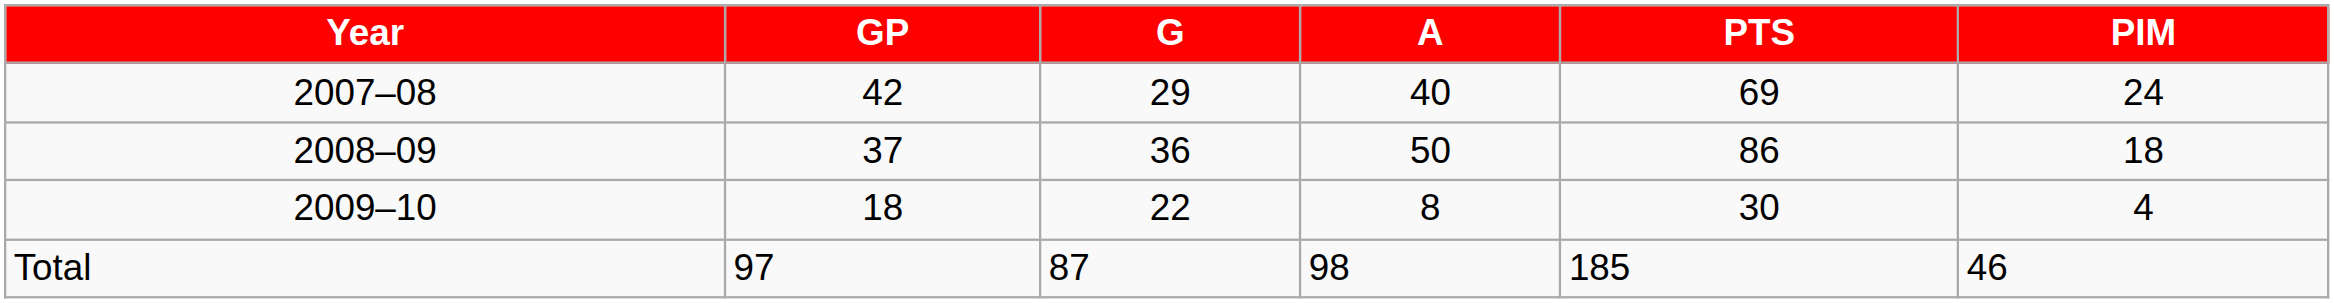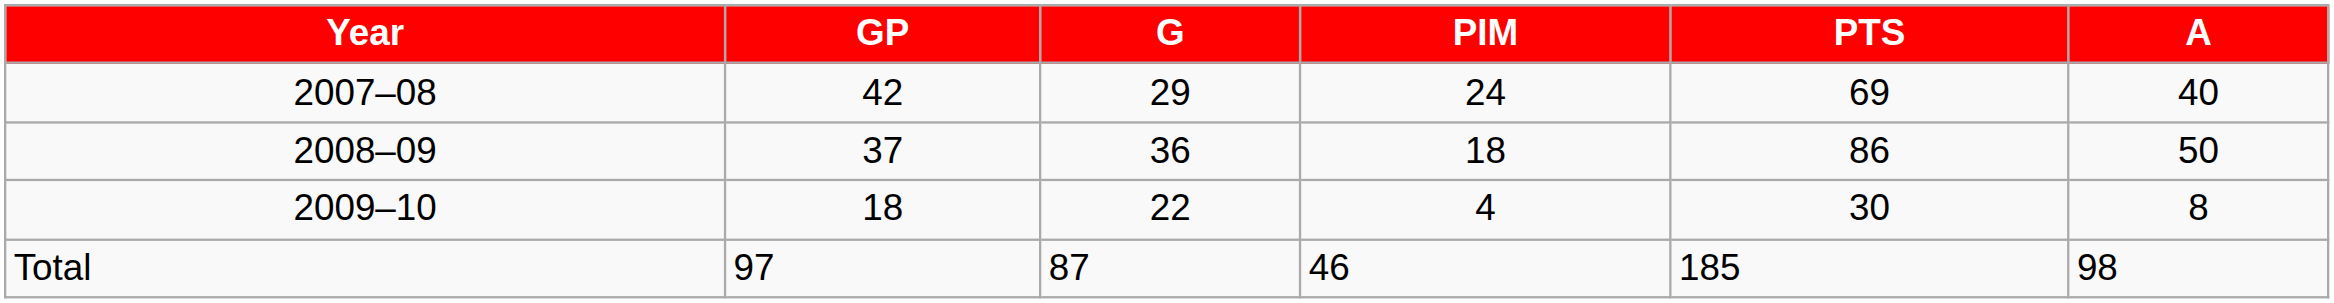columns swapped: (1430, 33) <-> (2143, 33)
